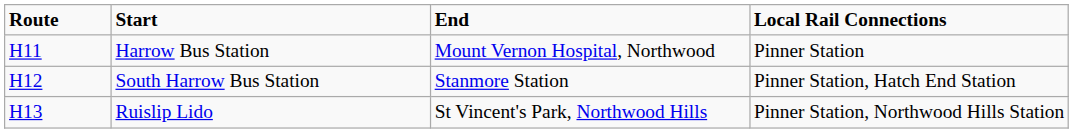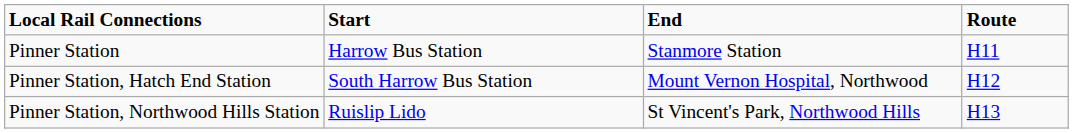columns swapped: (34, 19) <-> (850, 19)
(575, 50) Mount Vernon Hospital, Northwood -> (715, 50) Stanmore Station
(502, 81) Stanmore Station -> (788, 81) Mount Vernon Hospital, Northwood
